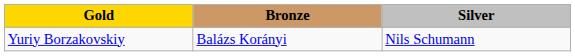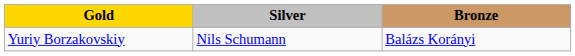columns swapped: (476, 16) <-> (288, 16)
